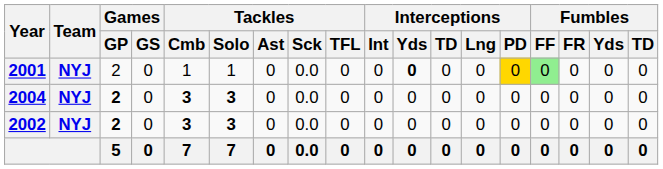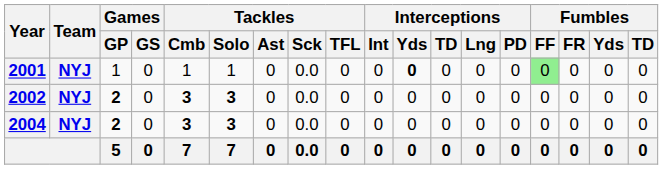(116, 71) 2 -> (116, 71) 1
(515, 71) gold background -> (515, 71) no background
rows swapped: (27, 124) <-> (27, 97)
